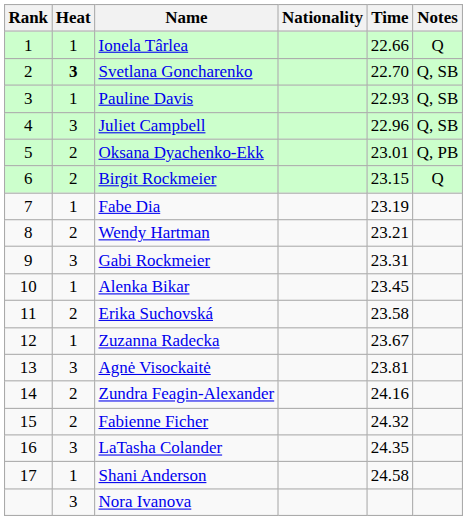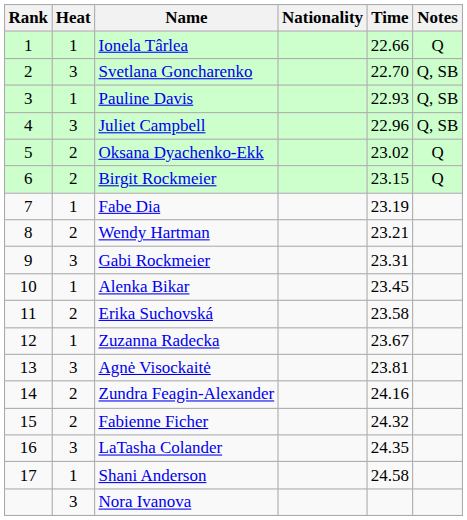(73, 71) bold -> (73, 71) normal
(390, 152) 23.01 -> (390, 152) 23.02
(438, 152) Q, PB -> (438, 152) Q
